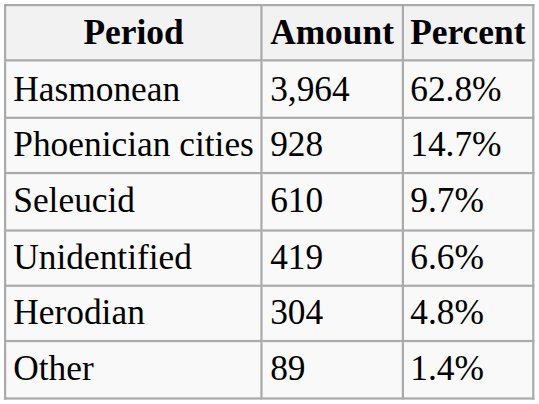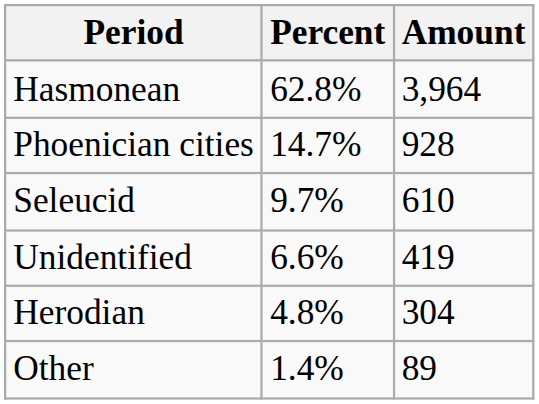columns swapped: (332, 32) <-> (468, 32)
